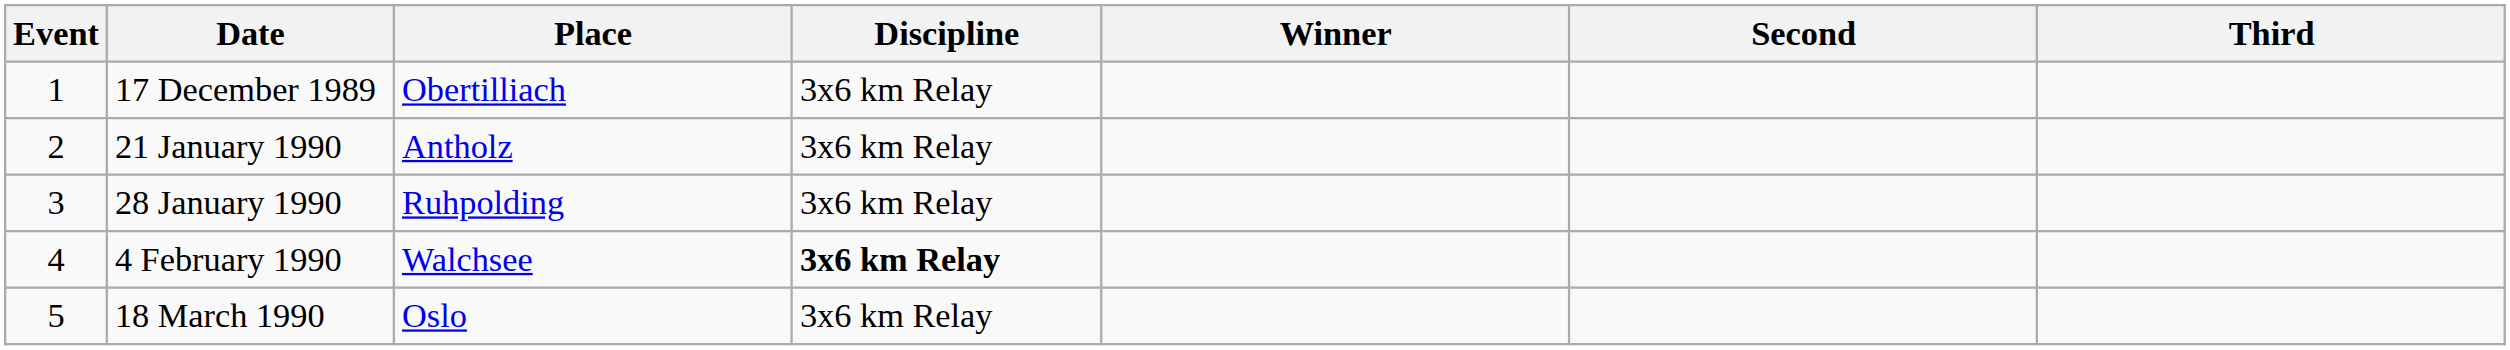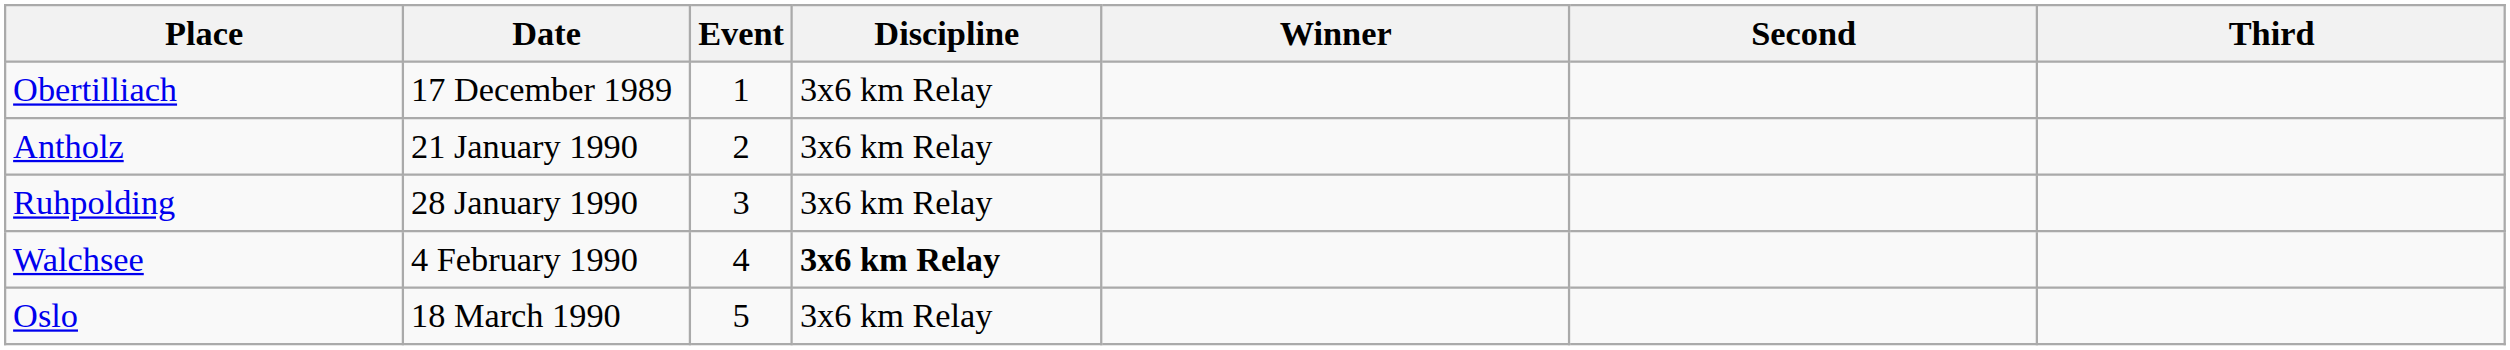columns swapped: (56, 33) <-> (593, 33)
